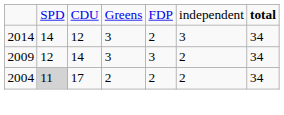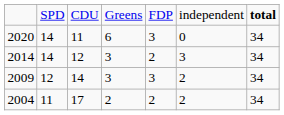+ row: (21, 36)
(47, 78) lightgrey background -> (47, 99) no background
